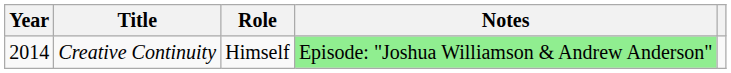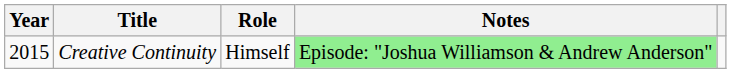(29, 52) 2014 -> (29, 52) 2015
